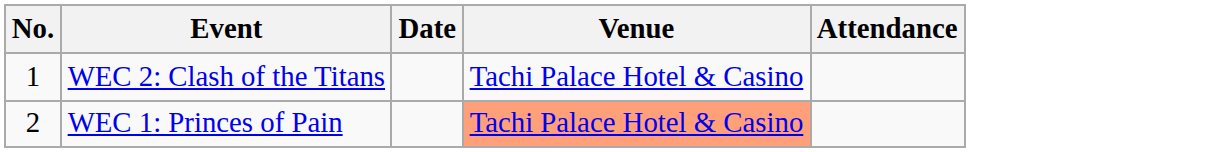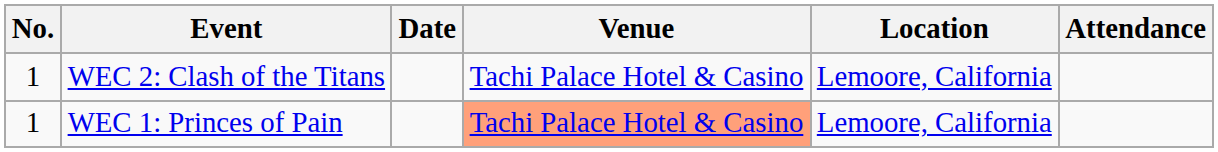+ column: (934, 28)
(33, 123) 2 -> (33, 123) 1
